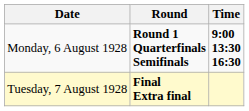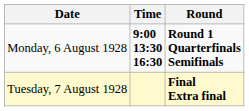columns swapped: (226, 14) <-> (169, 14)
